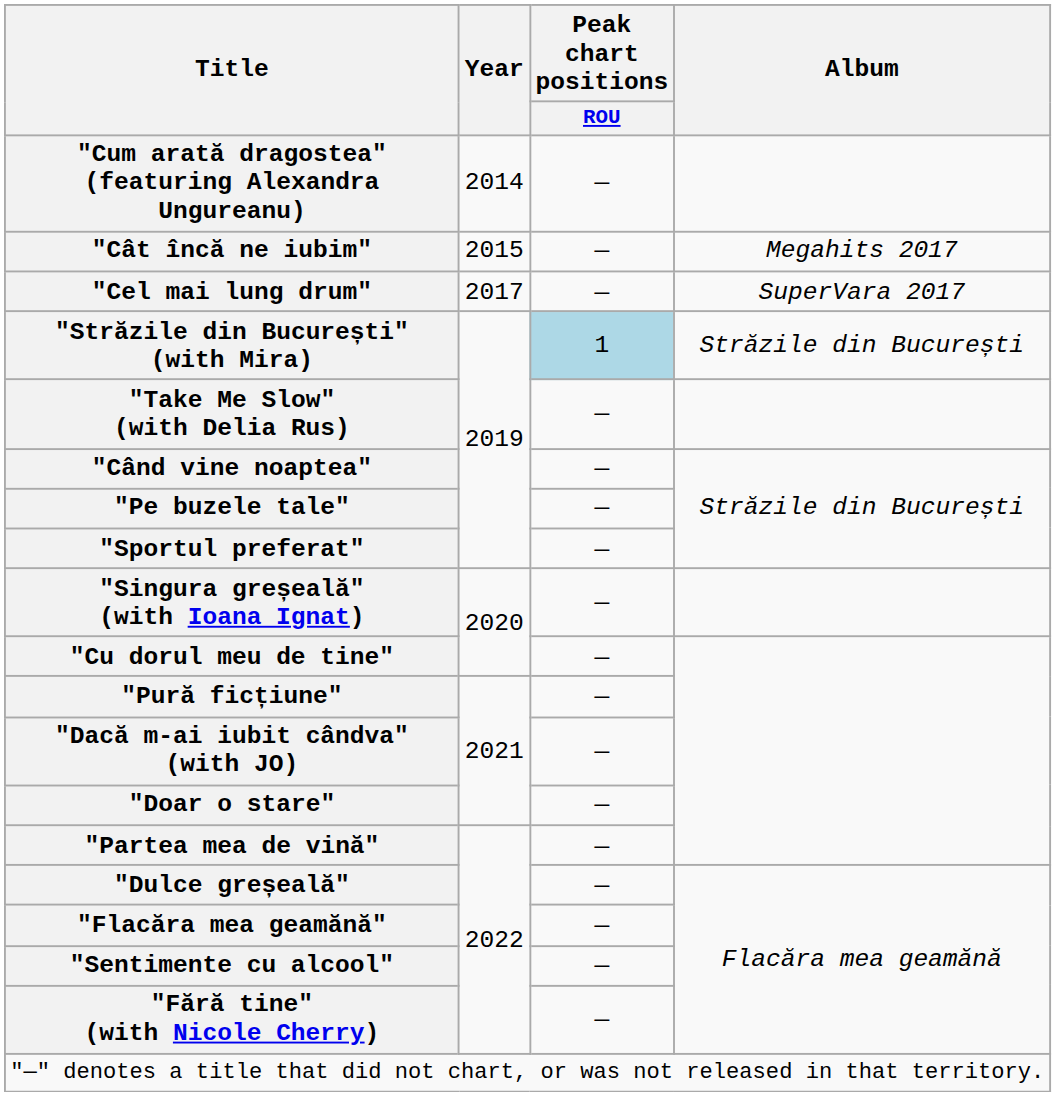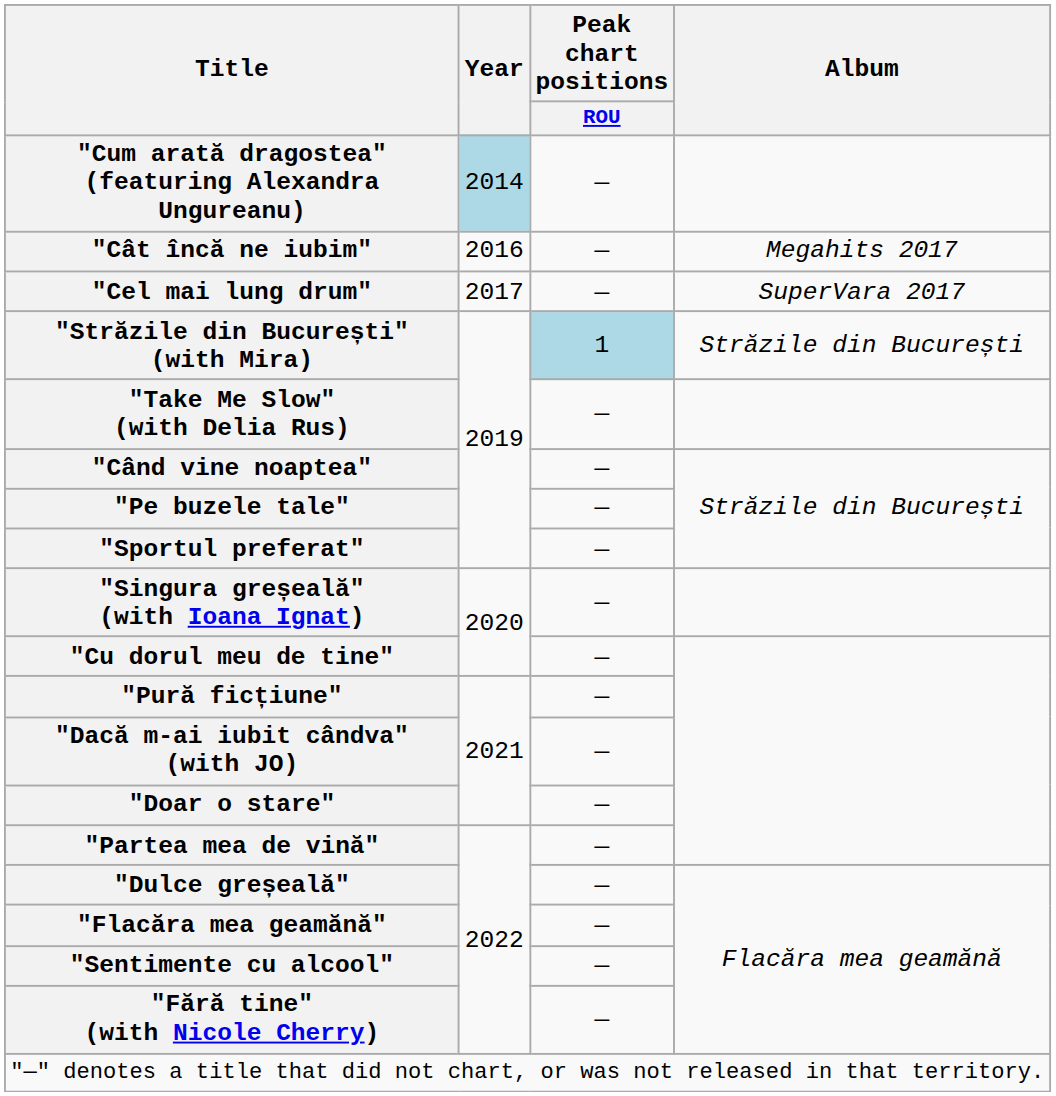(494, 183) no background -> (494, 183) lightblue background
(494, 251) 2015 -> (494, 251) 2016
